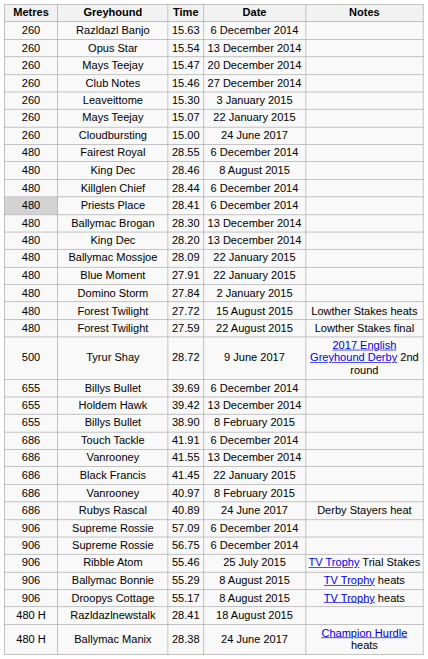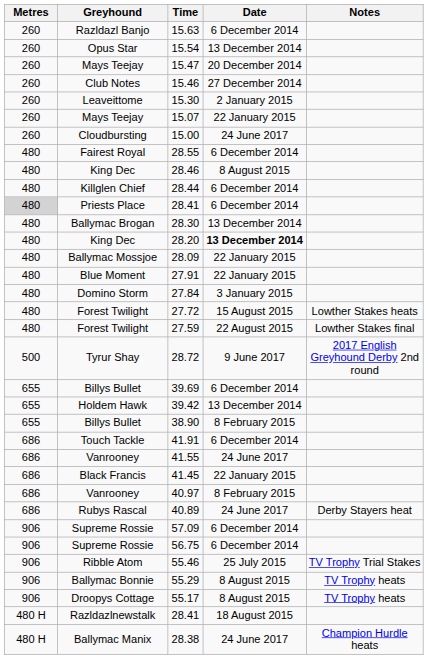(254, 100) 3 January 2015 -> (255, 100) 2 January 2015
(254, 240) normal -> (255, 240) bold
(254, 293) 2 January 2015 -> (255, 293) 3 January 2015
(254, 458) 13 December 2014 -> (255, 458) 24 June 2017
